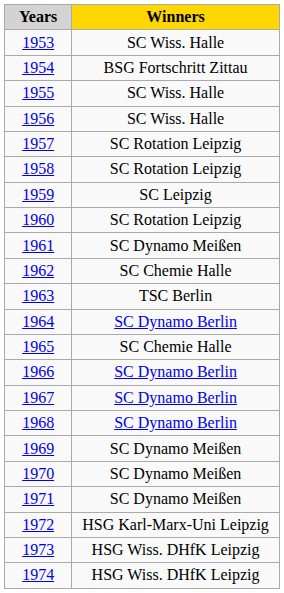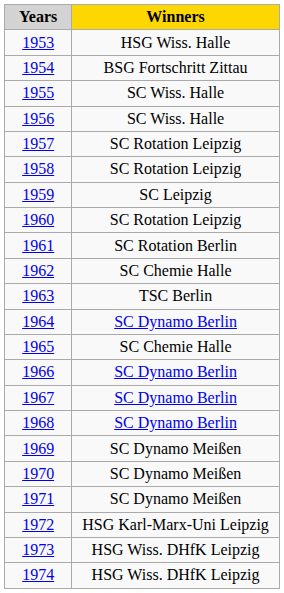(176, 42) SC Wiss. Halle -> (176, 42) HSG Wiss. Halle
(176, 245) SC Dynamo Meißen -> (176, 245) SC Rotation Berlin
